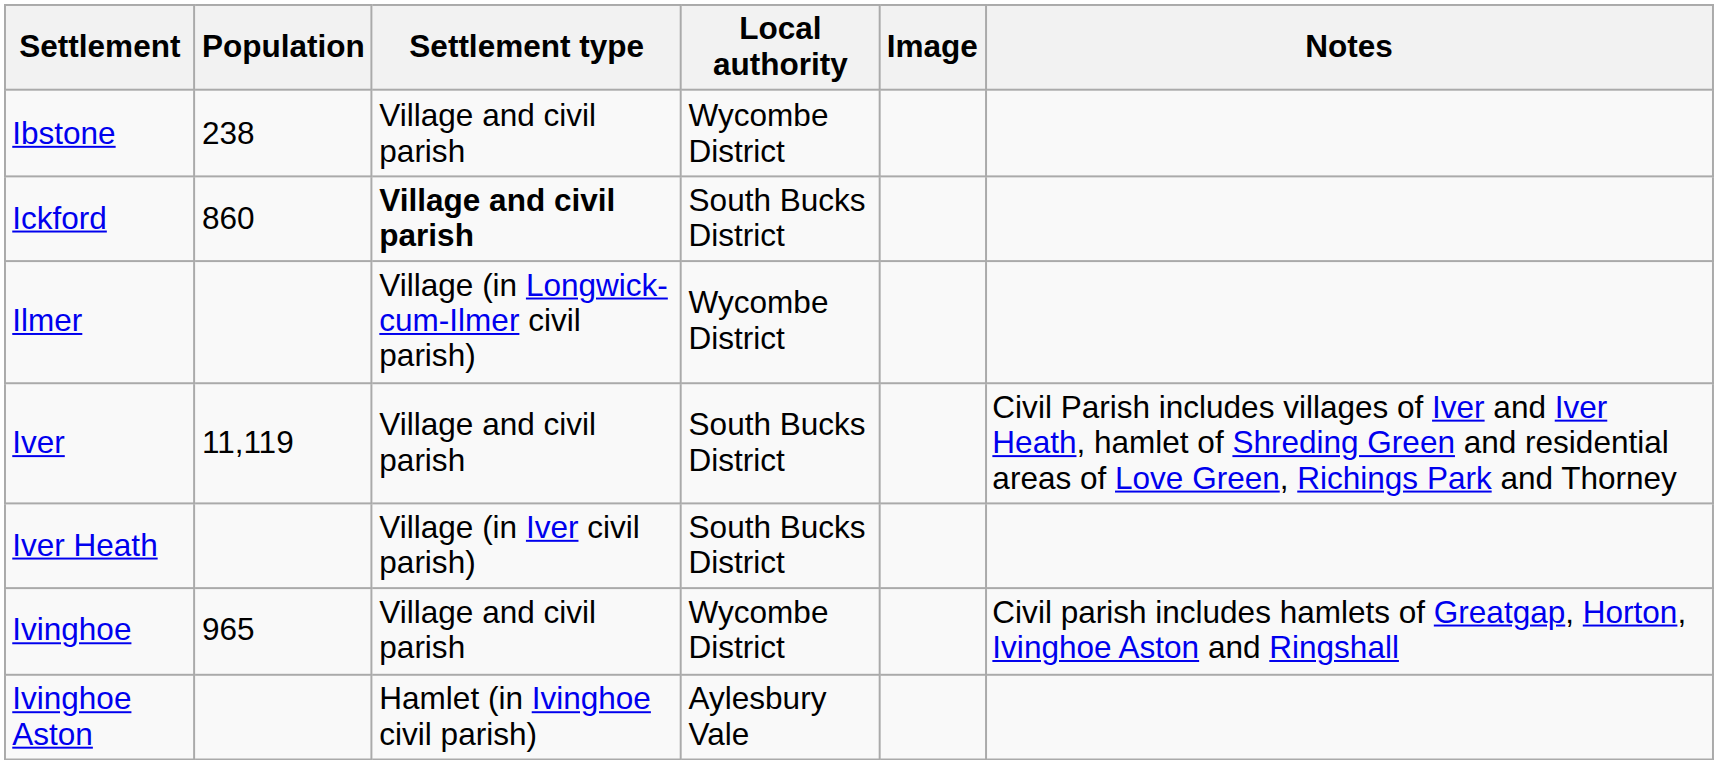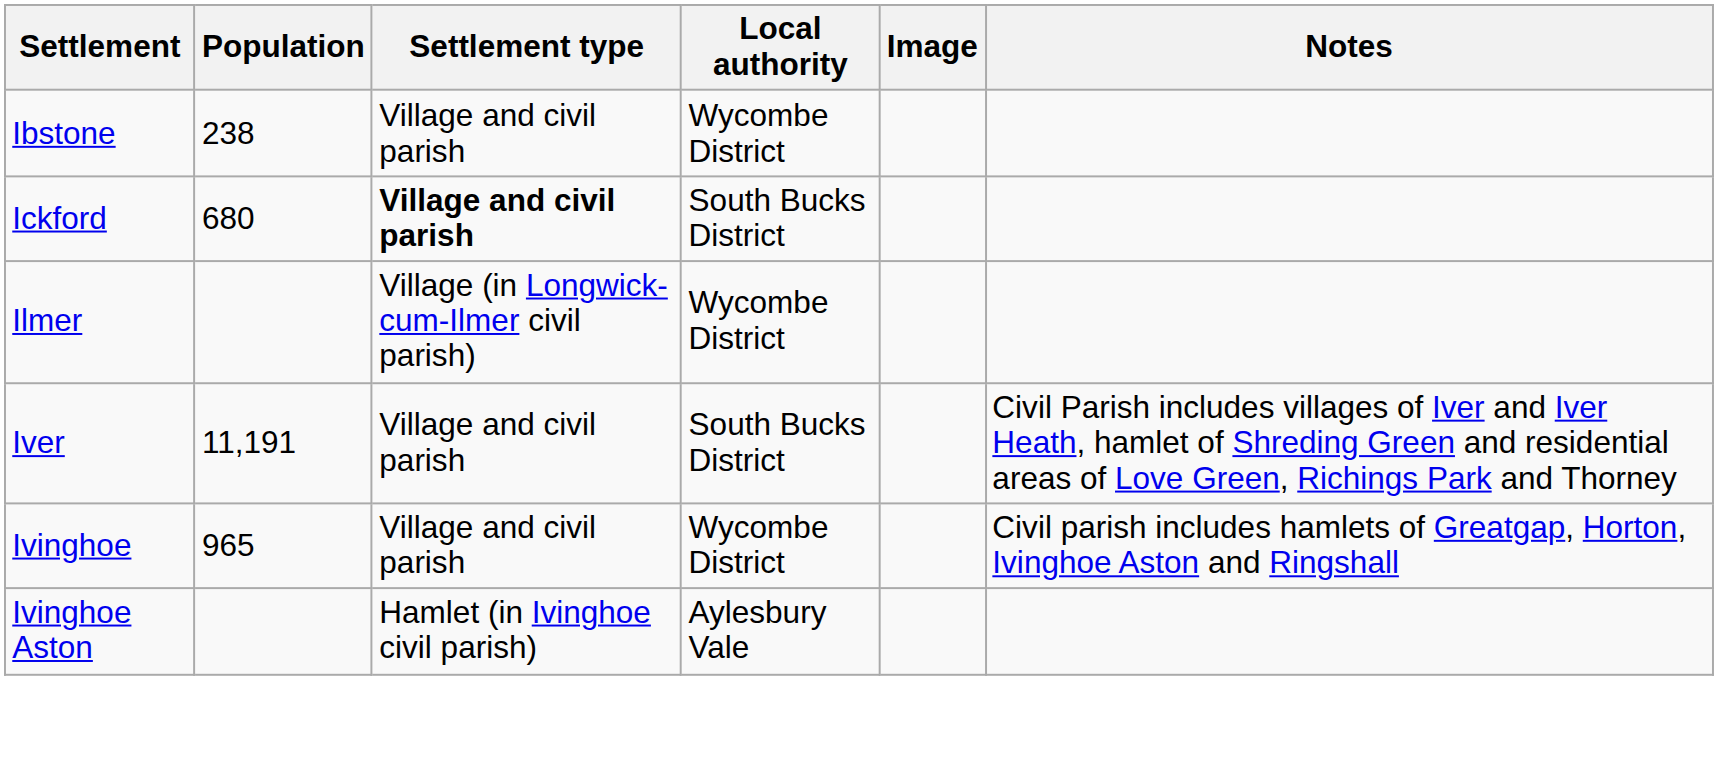(228, 218) 860 -> (228, 218) 680
(248, 442) 11,119 -> (249, 442) 11,191
- row: (85, 545)
